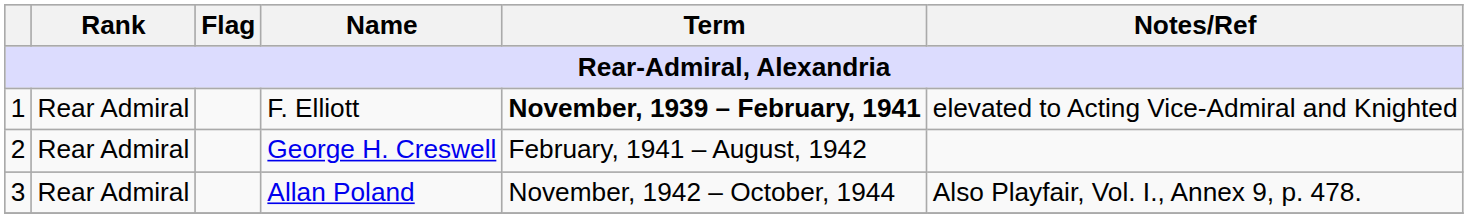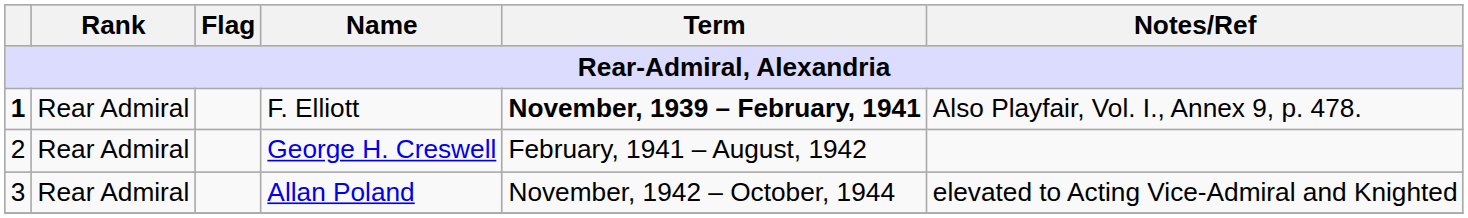(18, 108) normal -> (18, 108) bold
(1195, 108) elevated to Acting Vice-Admiral and Knighted -> (1147, 108) Also Playfair, Vol. I., Annex 9, p. 478.
(1147, 191) Also Playfair, Vol. I., Annex 9, p. 478. -> (1195, 191) elevated to Acting Vice-Admiral and Knighted
